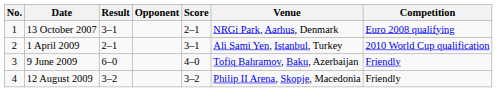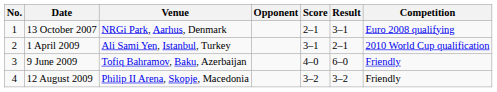columns swapped: (287, 12) <-> (116, 12)
